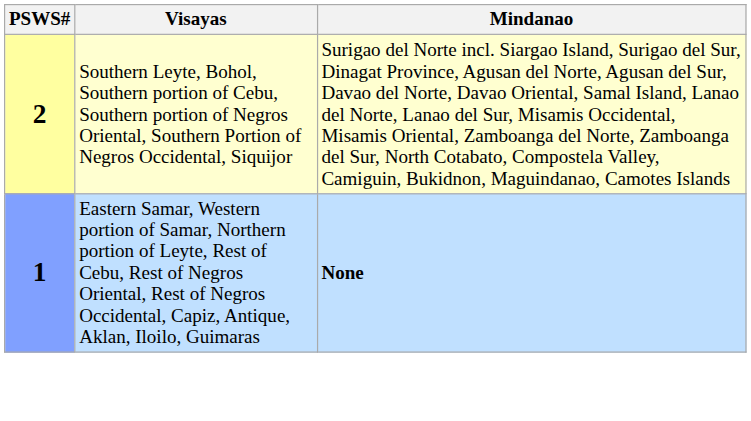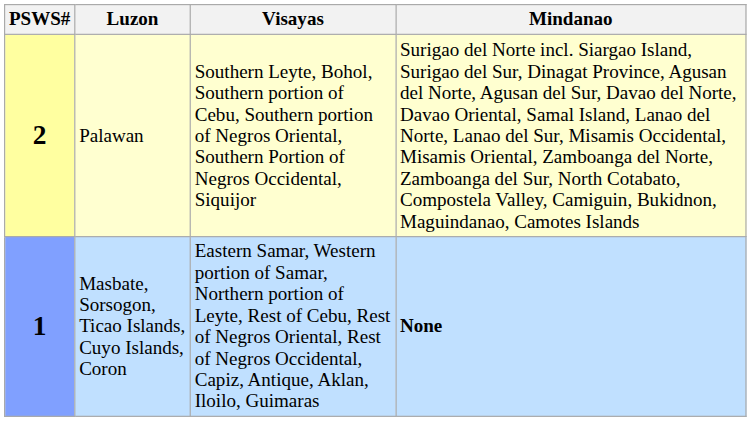+ column: (133, 19)
